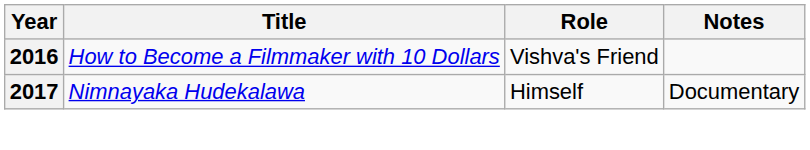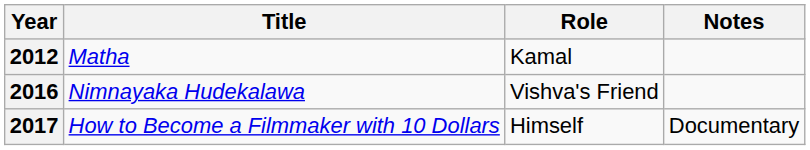+ row: (34, 56)
(284, 56) How to Become a Filmmaker with 10 Dollars -> (187, 91) Nimnayaka Hudekalawa
(187, 91) Nimnayaka Hudekalawa -> (284, 126) How to Become a Filmmaker with 10 Dollars
